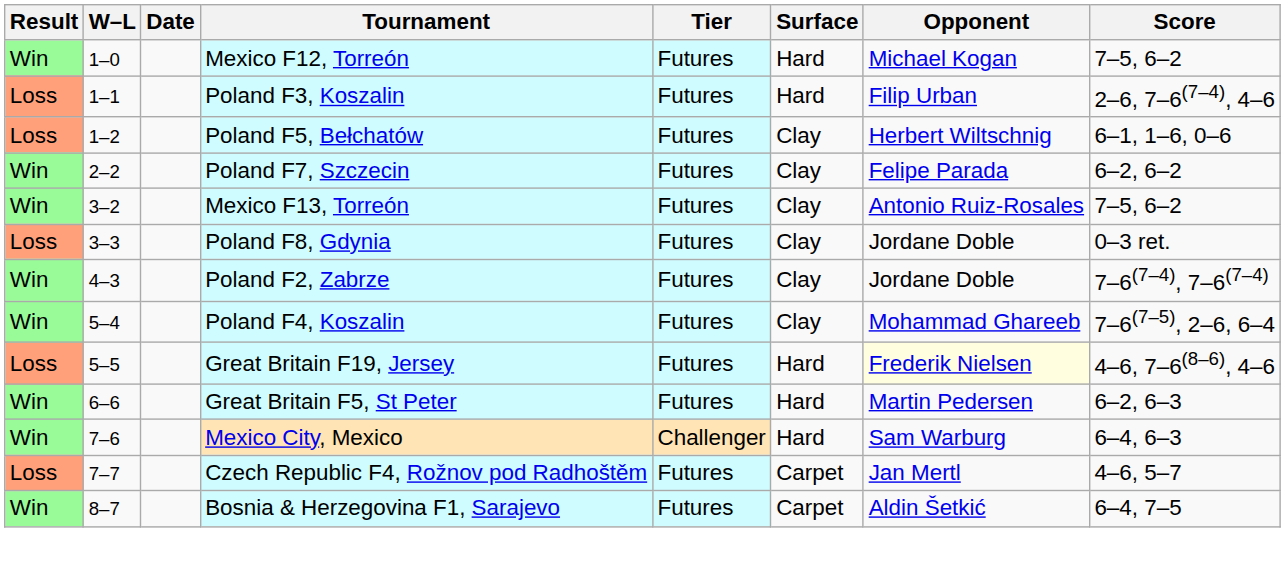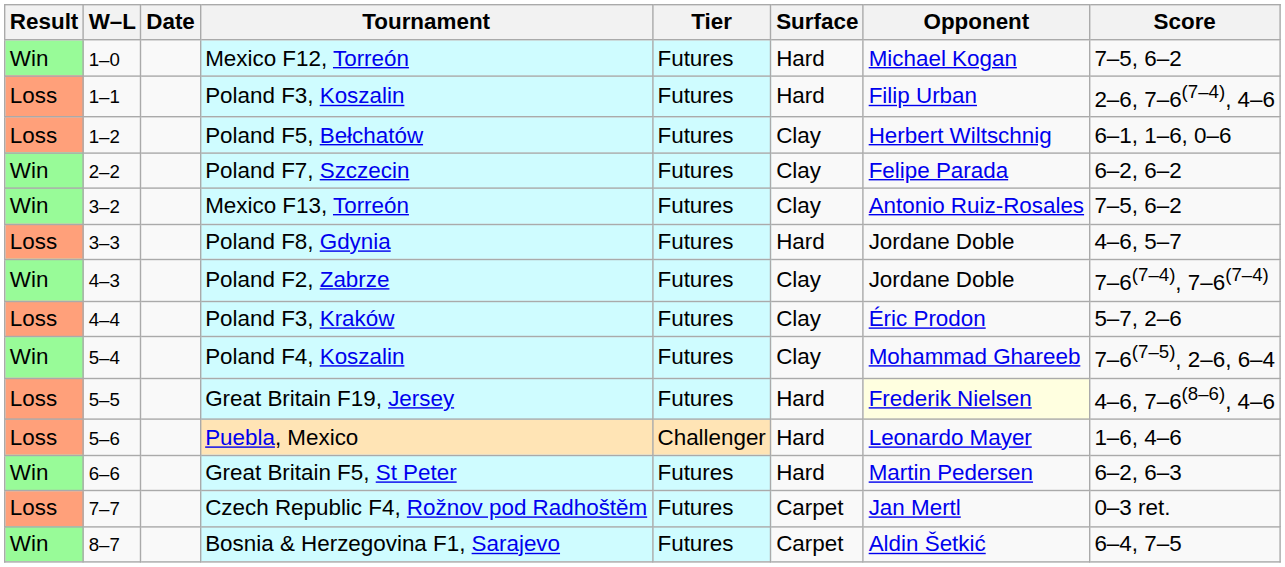(799, 241) Clay -> (800, 241) Hard
(1132, 241) 0–3 ret. -> (1138, 241) 4–6, 5–7
+ row: (300, 318)
+ row: (282, 437)
- row: (304, 437)
(1138, 472) 4–6, 5–7 -> (1132, 508) 0–3 ret.
